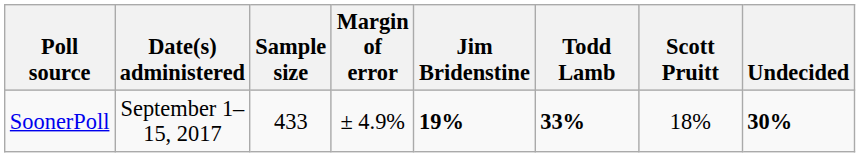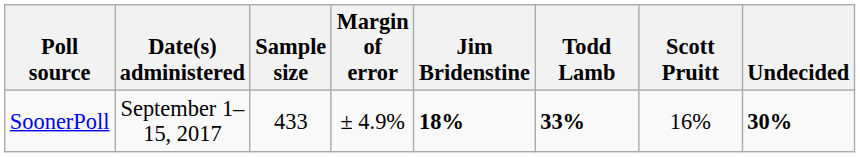(442, 120) 19% -> (442, 120) 18%
(690, 120) 18% -> (690, 120) 16%
